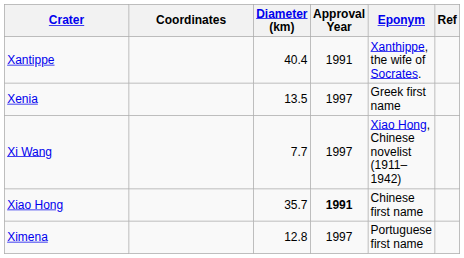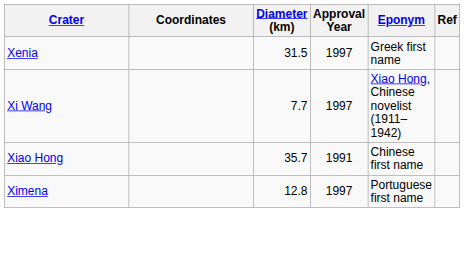- row: (31, 60)
(296, 99) 13.5 -> (296, 53) 31.5
(339, 204) bold -> (339, 158) normal
